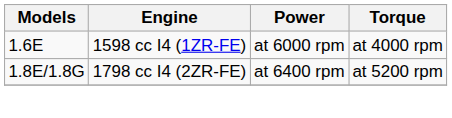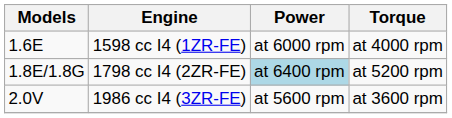(299, 71) no background -> (299, 71) lightblue background
+ row: (169, 98)
